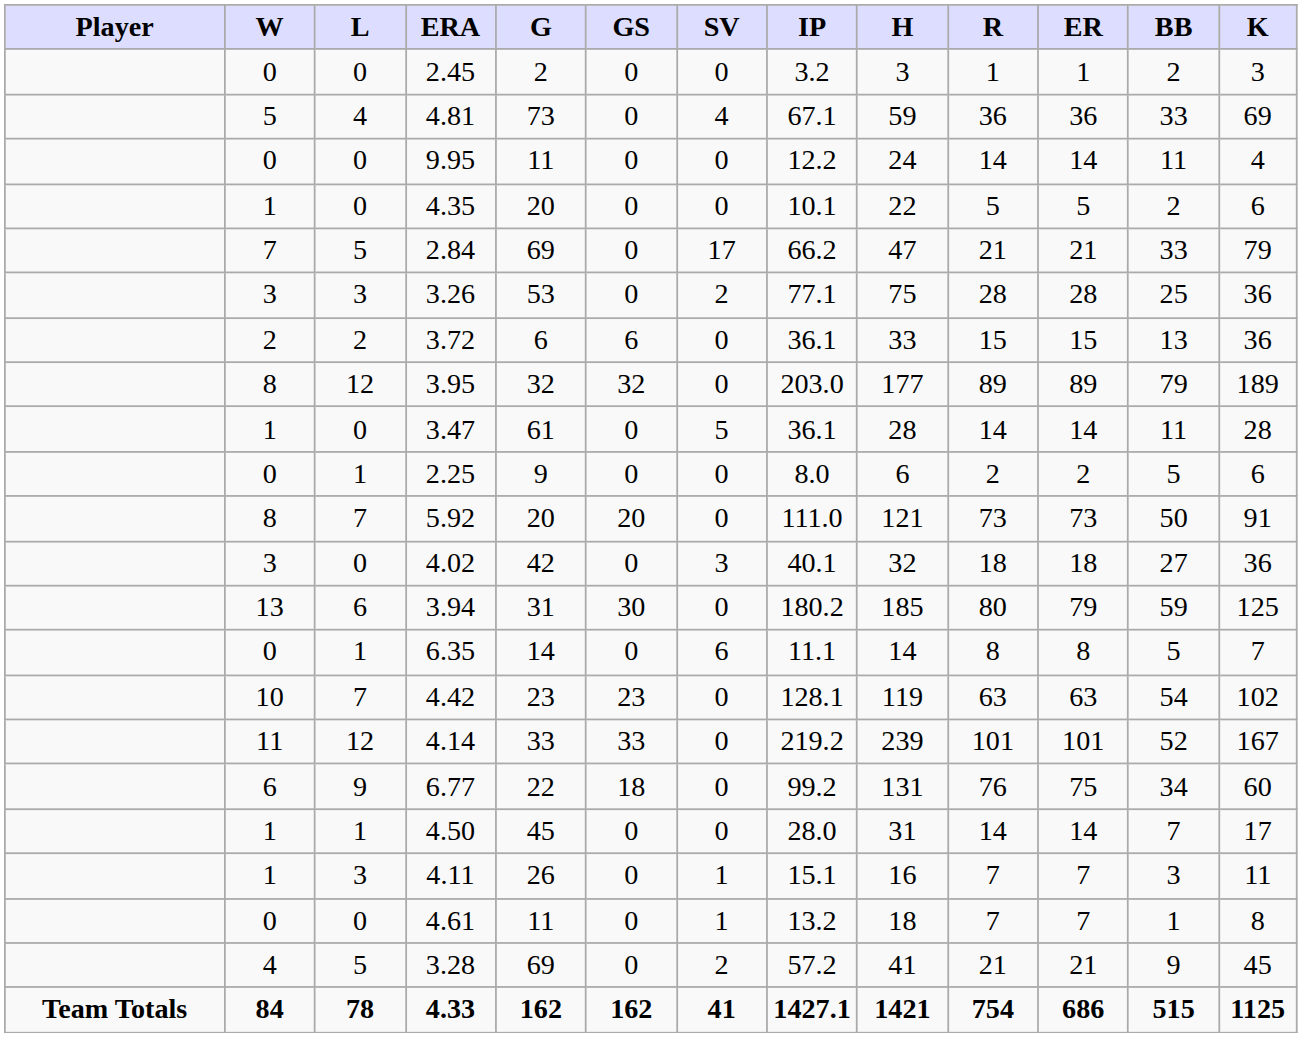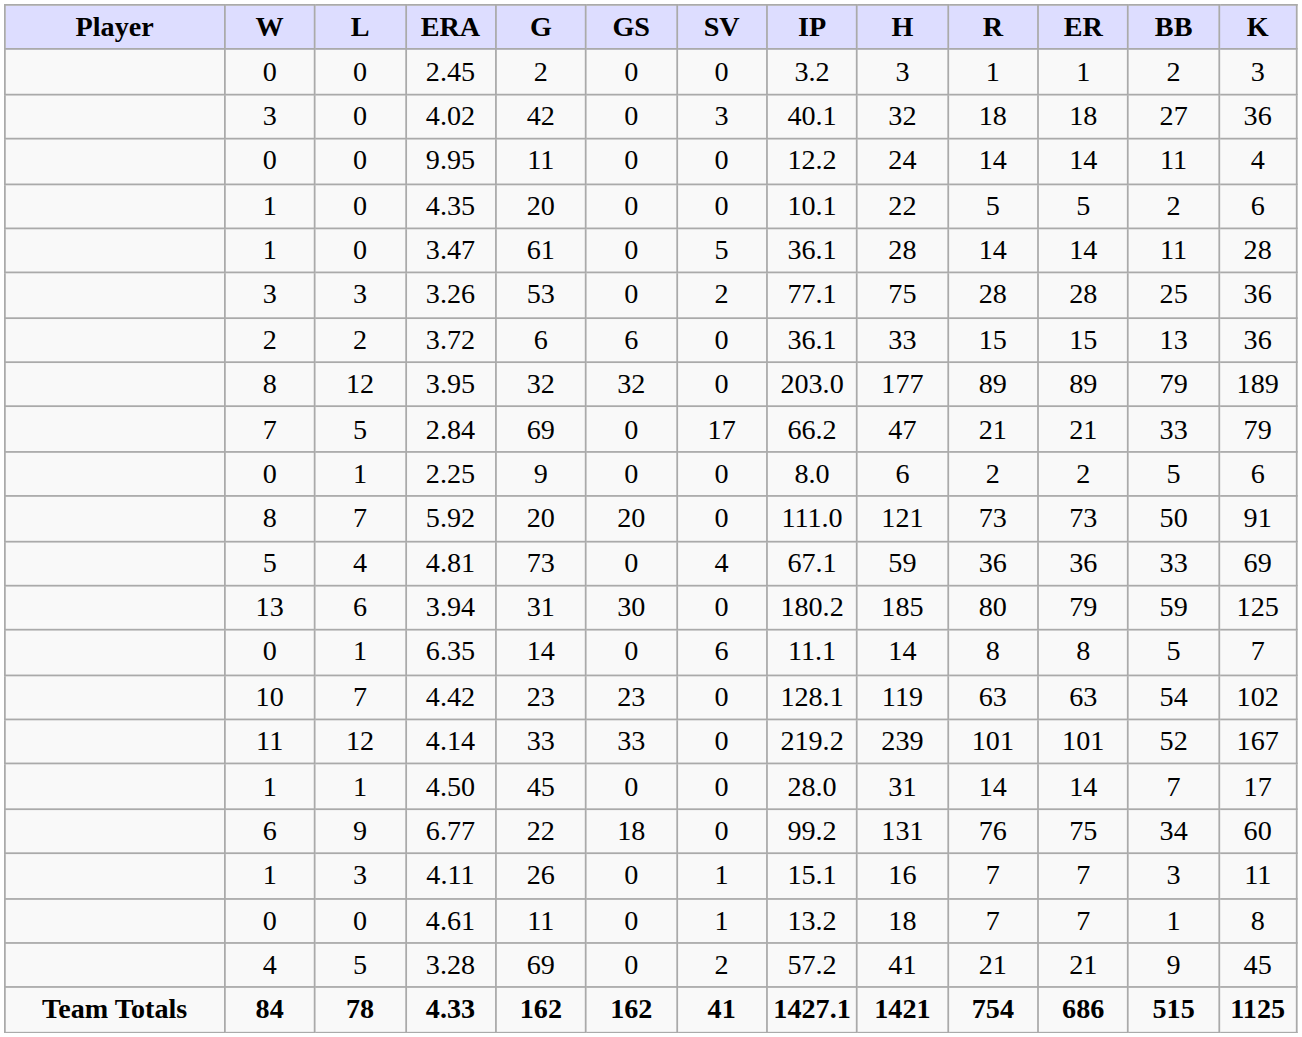rows swapped: (450, 116) <-> (450, 562)
rows swapped: (450, 428) <-> (450, 250)
rows swapped: (450, 830) <-> (450, 786)
